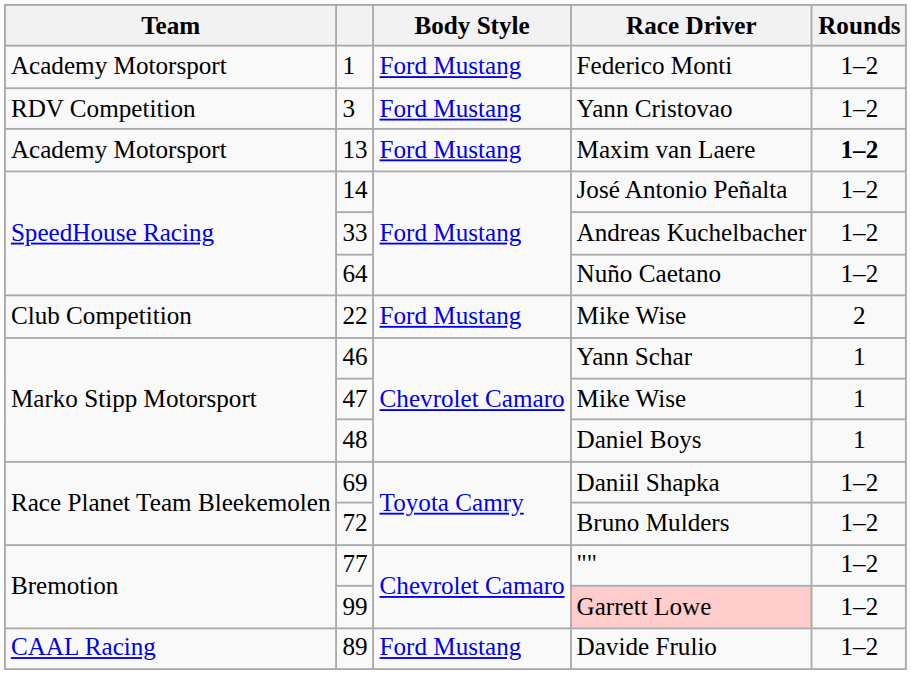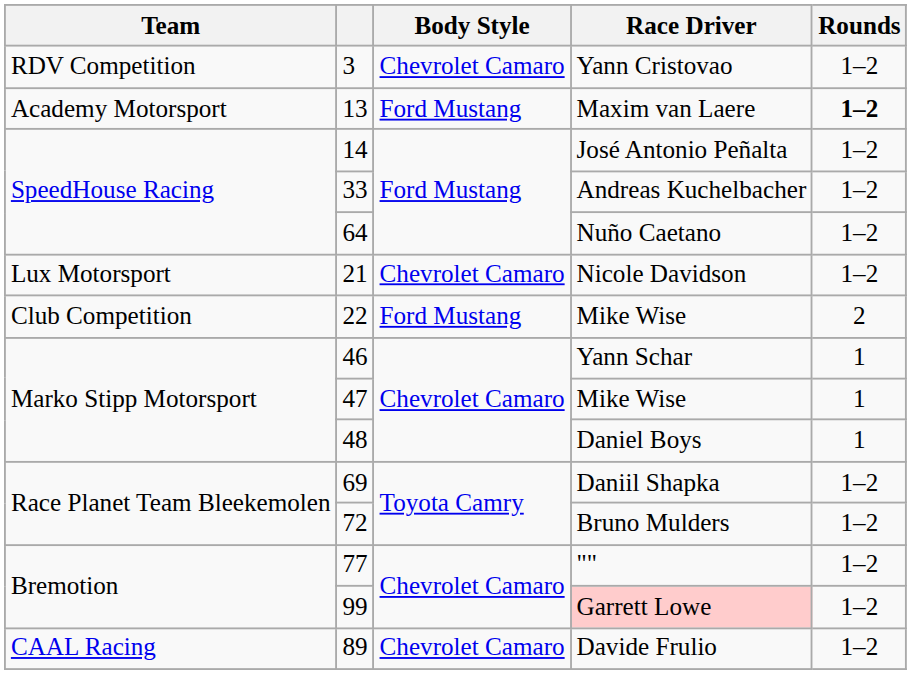- row: (349, 66)
(450, 107) Ford Mustang -> (472, 66) Chevrolet Camaro
+ row: (355, 273)
(450, 647) Ford Mustang -> (472, 647) Chevrolet Camaro
